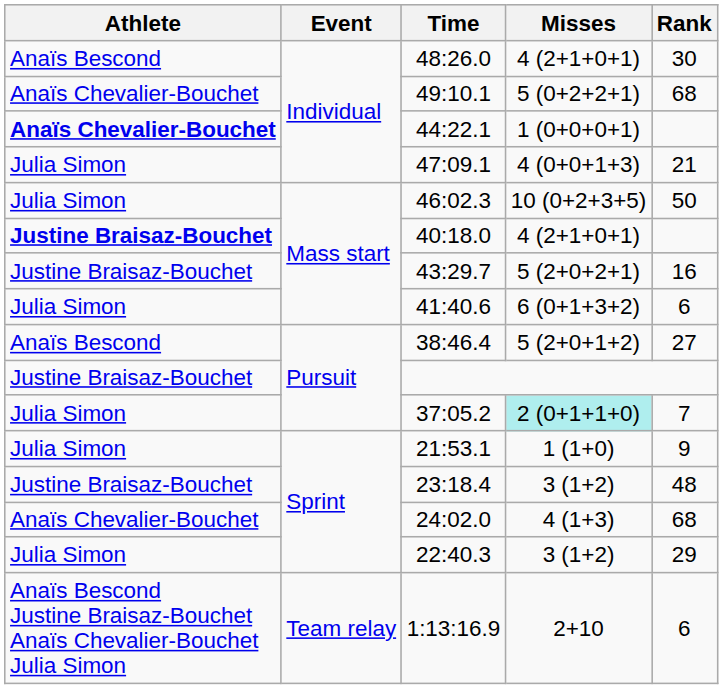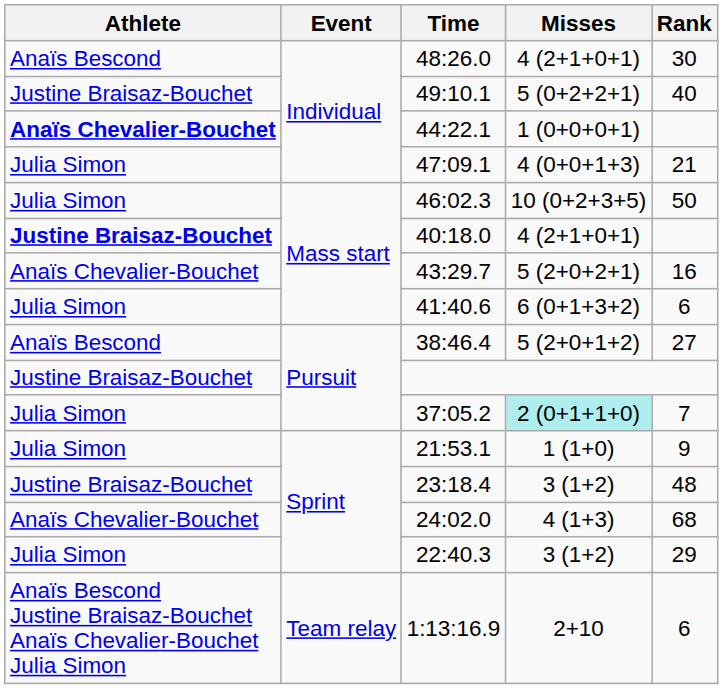(134, 94) Anaïs Chevalier-Bouchet -> (131, 94) Justine Braisaz-Bouchet
(684, 94) 68 -> (684, 94) 40
(131, 271) Justine Braisaz-Bouchet -> (134, 271) Anaïs Chevalier-Bouchet
